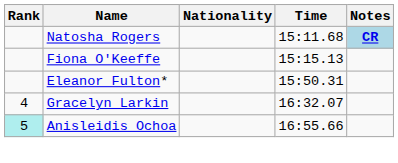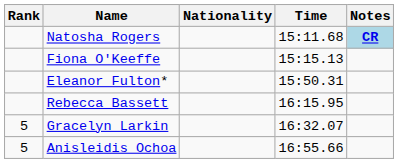+ row: (107, 104)
(24, 104) 4 -> (24, 126) 5
(24, 126) paleturquoise background -> (24, 148) no background
